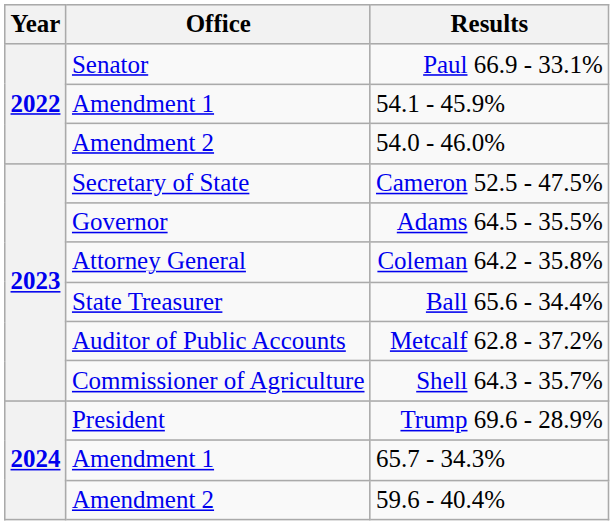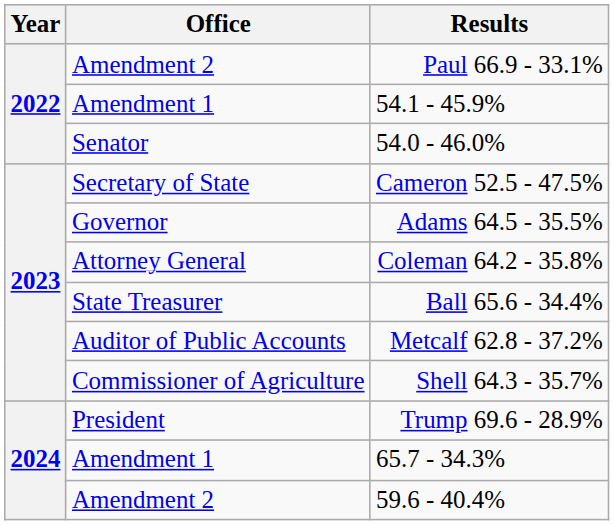(110, 63) Senator -> (143, 63) Amendment 2
(143, 143) Amendment 2 -> (110, 143) Senator
